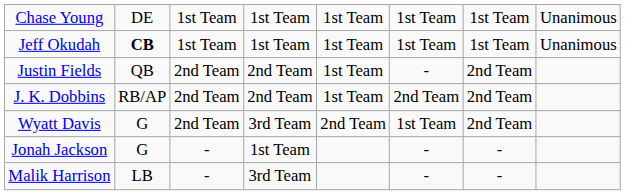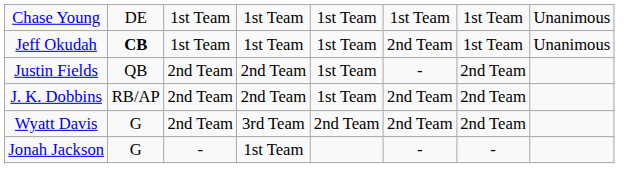(426, 44) 1st Team -> (420, 44) 2nd Team
(426, 123) 1st Team -> (420, 123) 2nd Team
- row: (59, 176)
